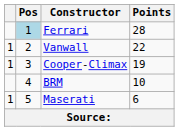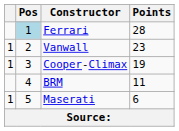(139, 48) 22 -> (139, 48) 23
(139, 83) 10 -> (139, 83) 11
